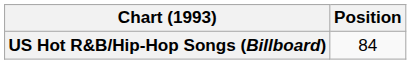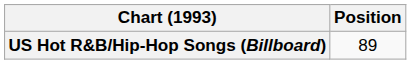(368, 45) 84 -> (368, 45) 89
